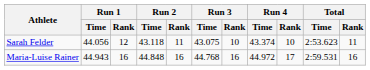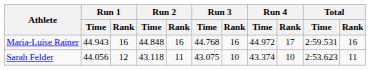rows swapped: (43, 58) <-> (30, 42)
